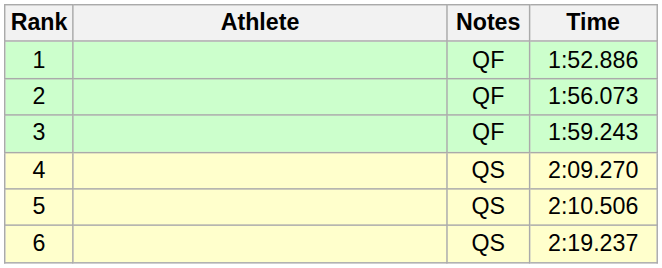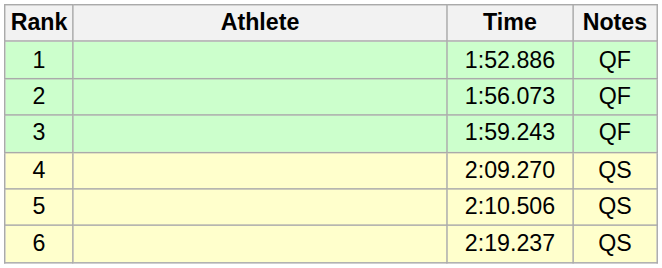columns swapped: (593, 22) <-> (488, 22)
